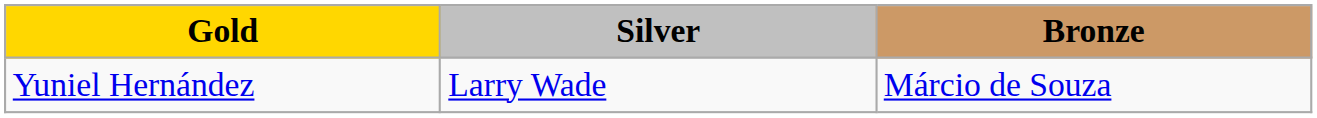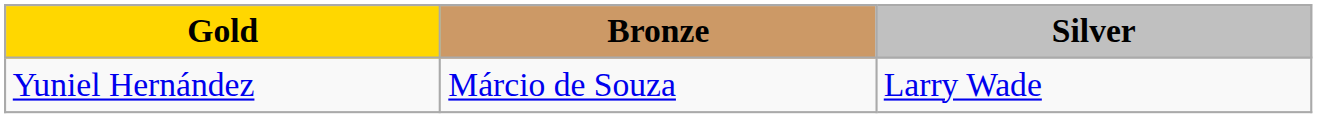columns swapped: (658, 31) <-> (1094, 31)
